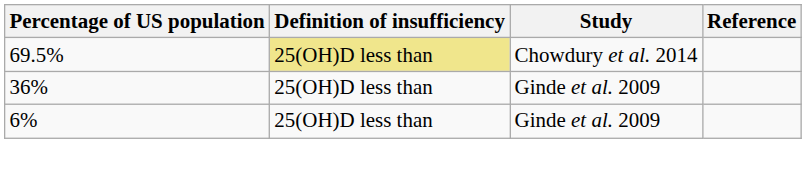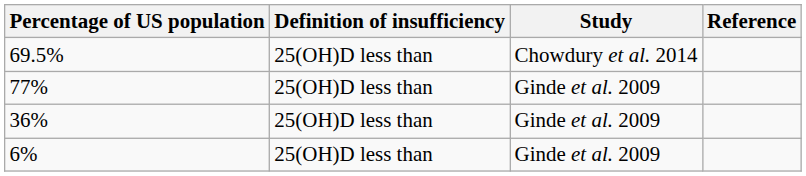(354, 54) khaki background -> (354, 54) no background
+ row: (29, 87)
